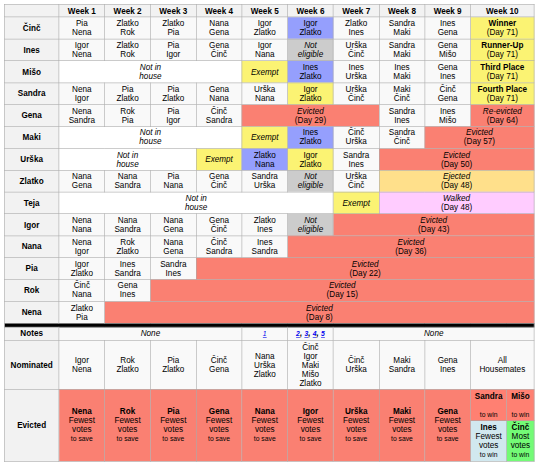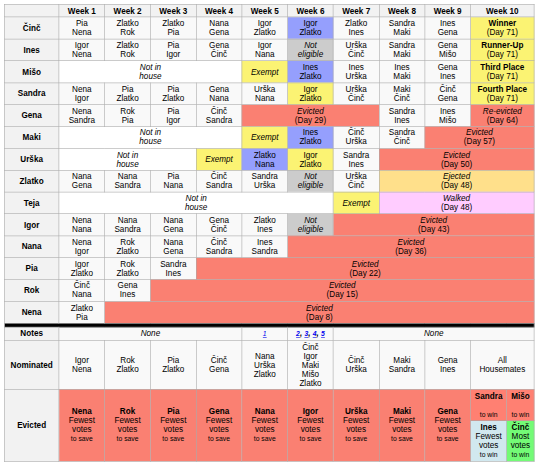(219, 181) Gena Činč -> (219, 181) Činč Sandra
(128, 268) Ines Sandra -> (128, 268) Rok Zlatko
